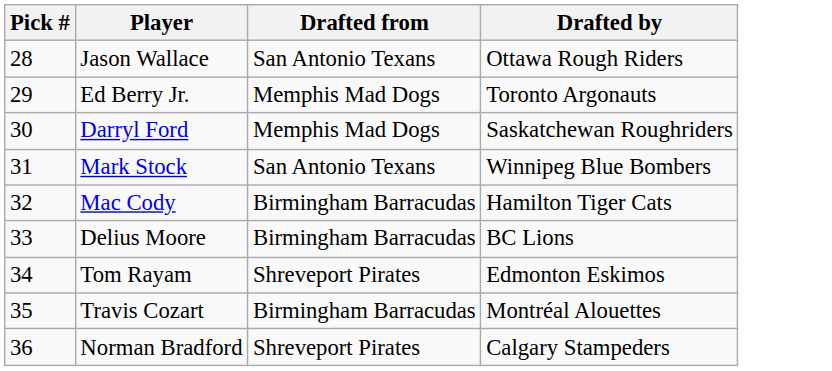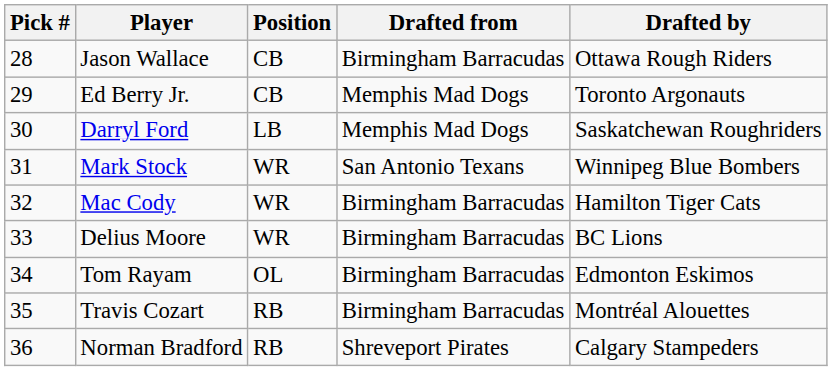+ column: (292, 22)
(344, 58) San Antonio Texans -> (453, 58) Birmingham Barracudas
(337, 274) Shreveport Pirates -> (453, 274) Birmingham Barracudas
